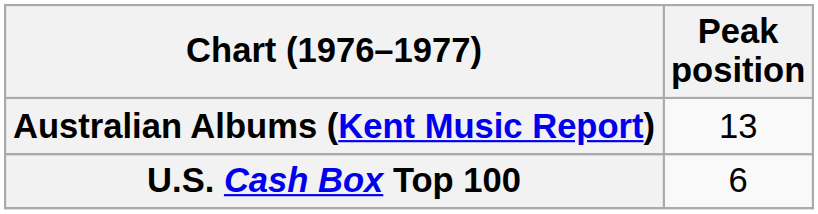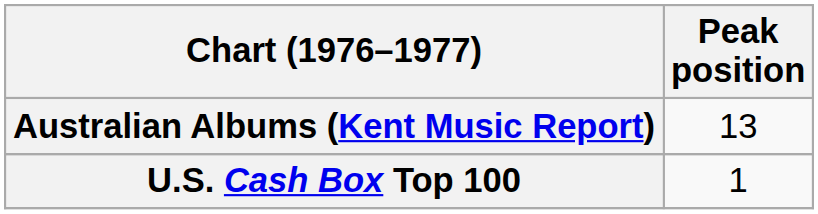(738, 180) 6 -> (738, 180) 1
